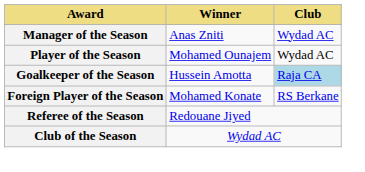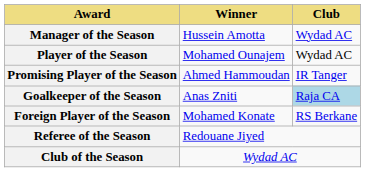(196, 34) Anas Zniti -> (224, 34) Hussein Amotta
+ row: (92, 75)
(210, 75) Hussein Amotta -> (210, 95) Anas Zniti
